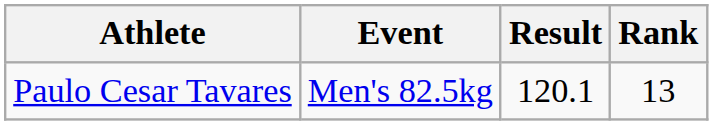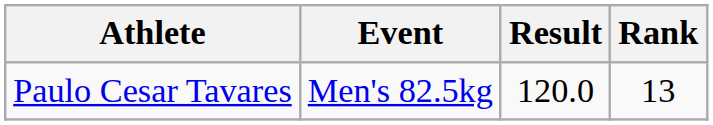(556, 89) 120.1 -> (556, 89) 120.0
